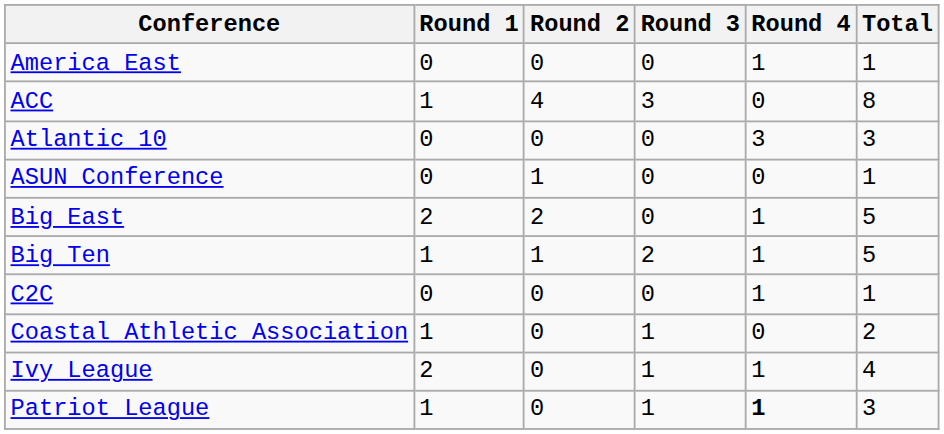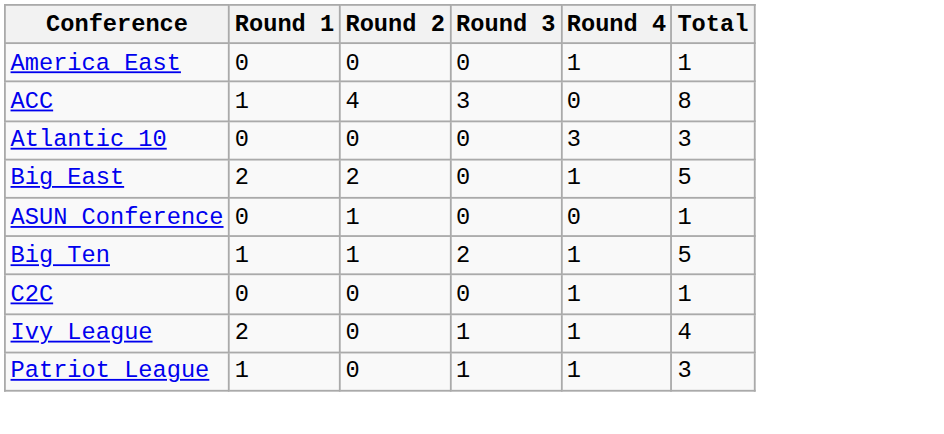rows swapped: (117, 178) <-> (67, 217)
- row: (209, 333)
(758, 410) bold -> (574, 371) normal
